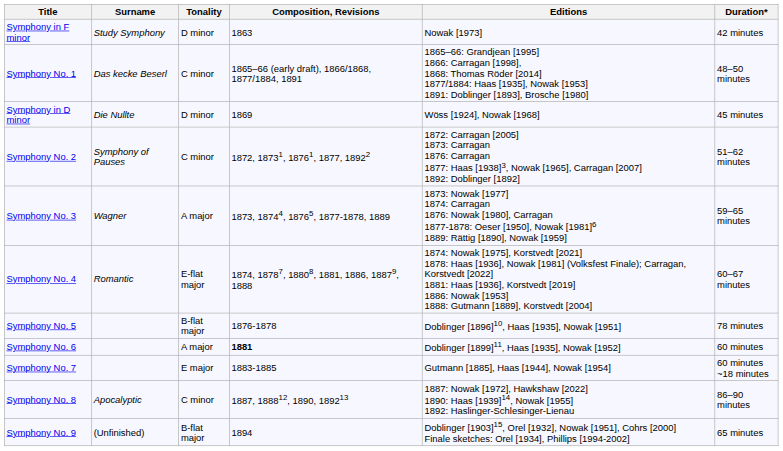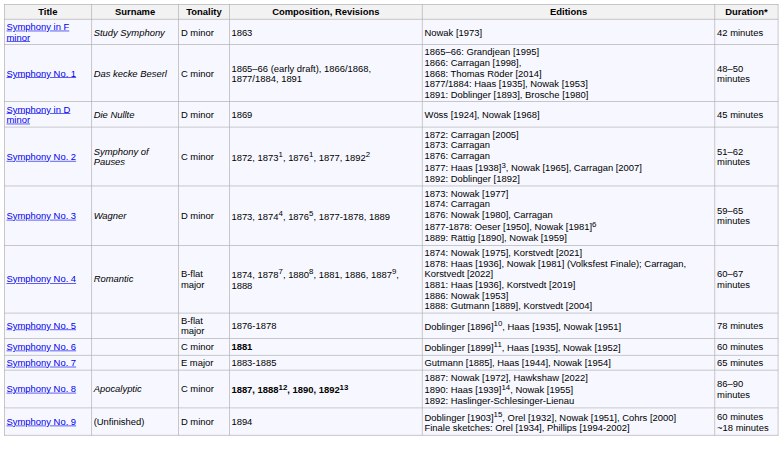(197, 216) A major -> (197, 216) D minor
(193, 279) E-flat major -> (193, 279) B-flat major
(197, 347) A major -> (197, 347) C minor
(743, 368) 60 minutes ~18 minutes -> (740, 363) 65 minutes
(290, 400) normal -> (290, 389) bold
(193, 432) B-flat major -> (197, 422) D minor
(740, 432) 65 minutes -> (743, 422) 60 minutes ~18 minutes
